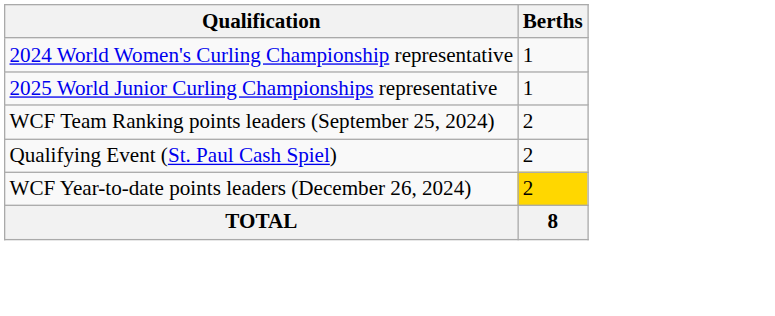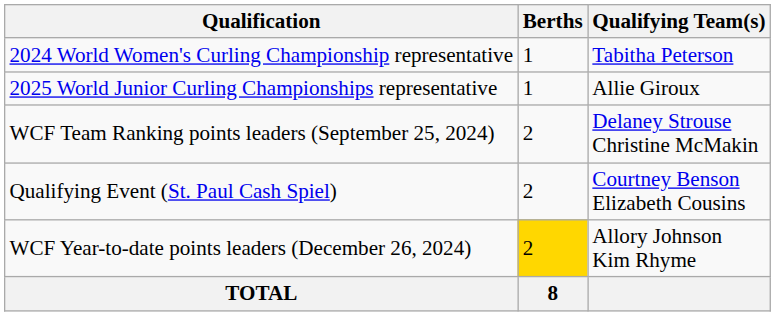+ column: (679, 21)
